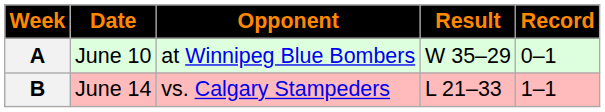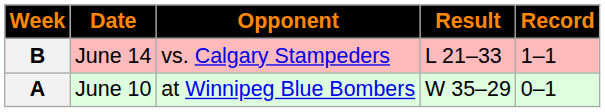rows swapped: (37, 55) <-> (37, 89)
